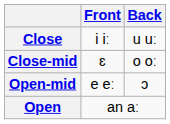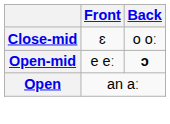- row: (43, 38)
(145, 84) normal -> (145, 61) bold
